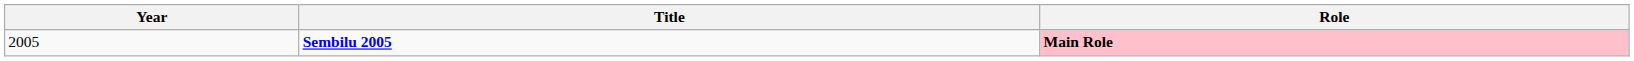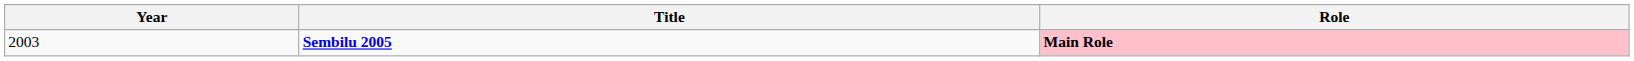(24, 42) 2005 -> (24, 42) 2003
